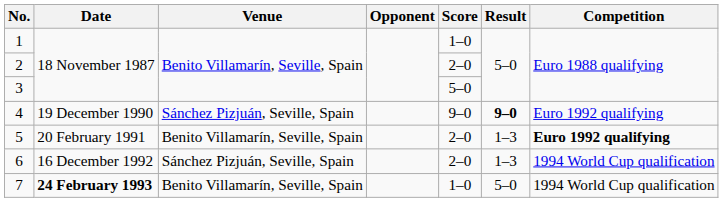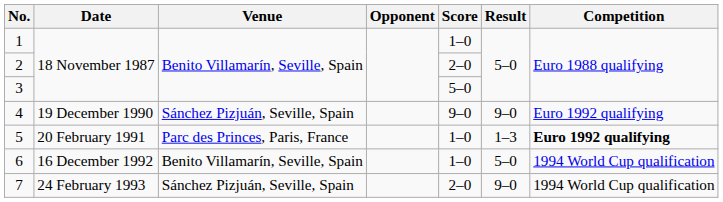(506, 112) bold -> (506, 112) normal
(262, 137) Benito Villamarín, Seville, Spain -> (255, 137) Parc des Princes, Paris, France
(460, 137) 2–0 -> (460, 137) 1–0
(258, 161) Sánchez Pizjuán, Seville, Spain -> (262, 161) Benito Villamarín, Seville, Spain
(460, 161) 2–0 -> (460, 161) 1–0
(506, 161) 1–3 -> (506, 161) 5–0
(95, 185) bold -> (91, 185) normal
(262, 185) Benito Villamarín, Seville, Spain -> (258, 185) Sánchez Pizjuán, Seville, Spain
(460, 185) 1–0 -> (460, 185) 2–0
(506, 185) 5–0 -> (506, 185) 9–0
